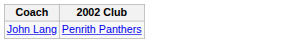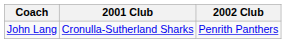+ column: (128, 13)
